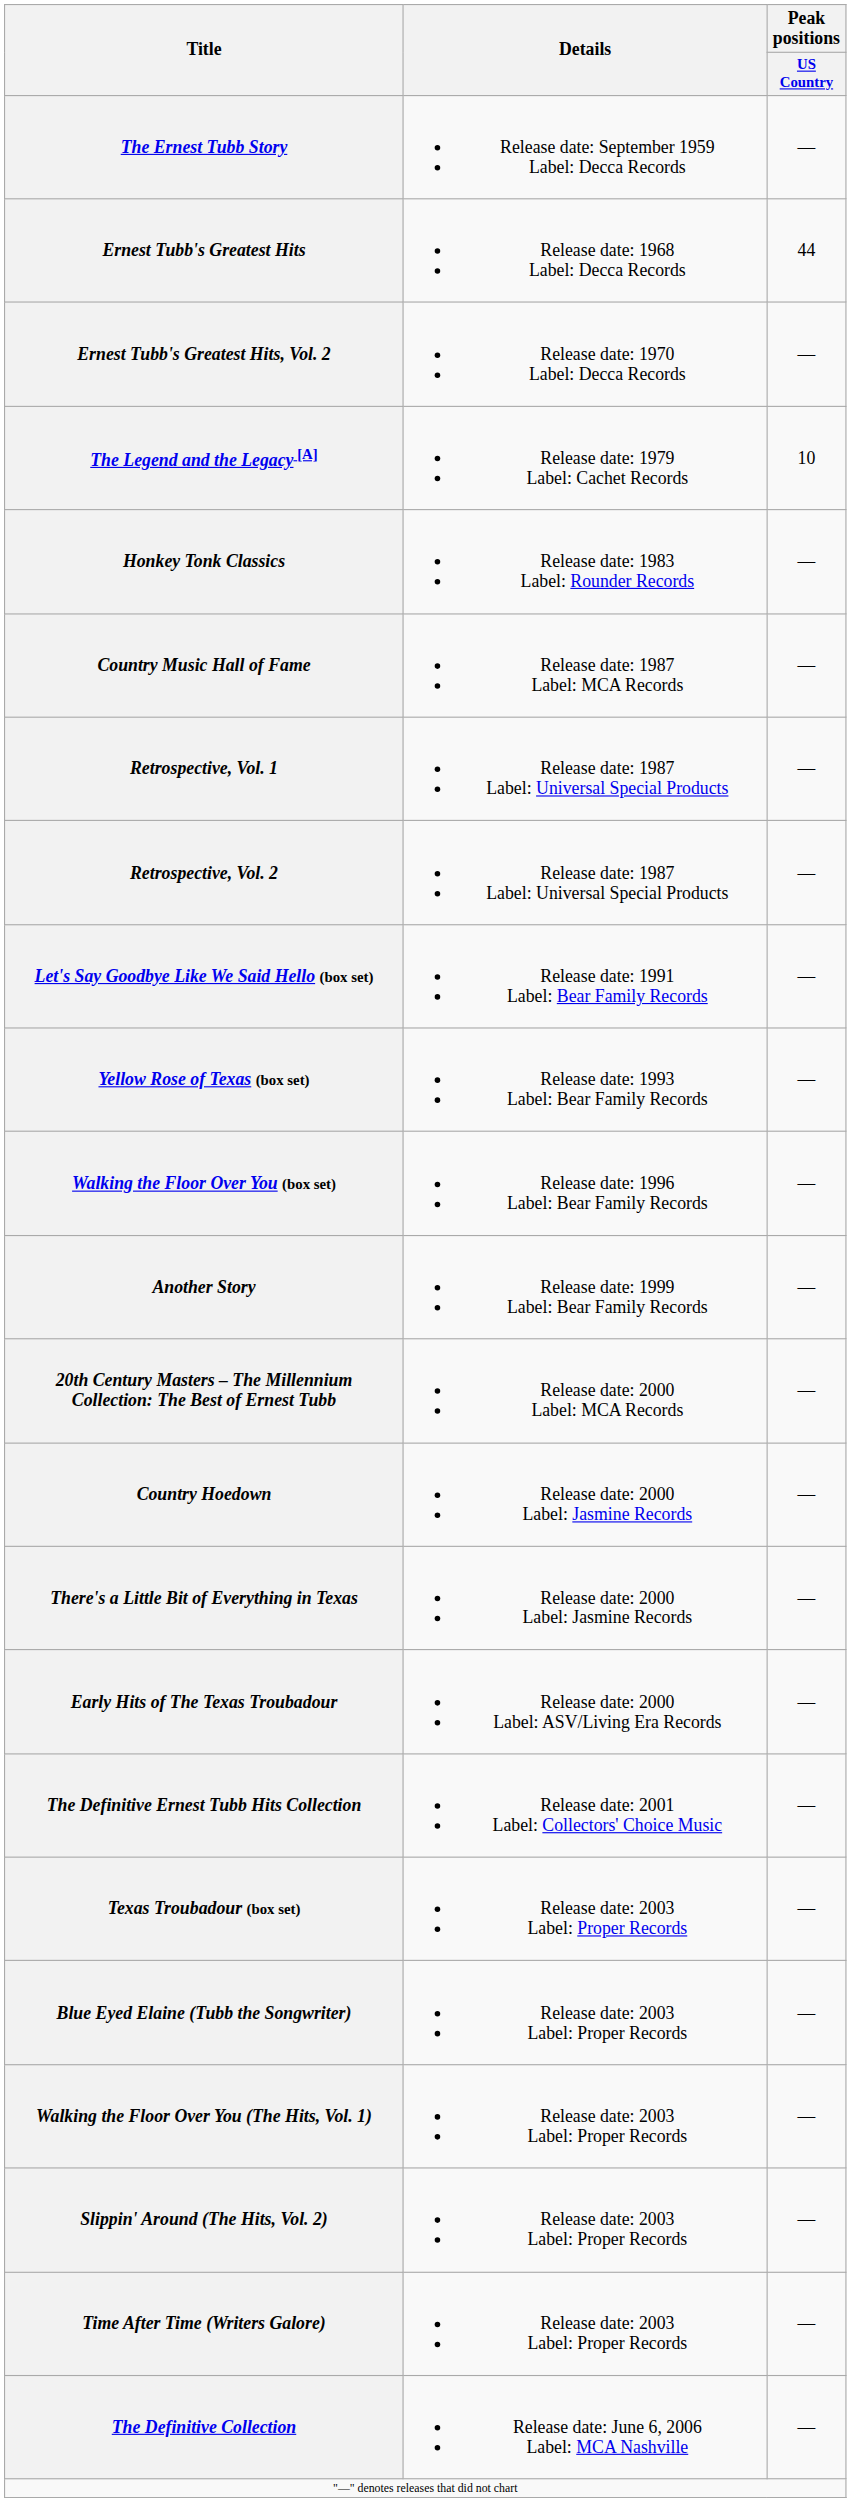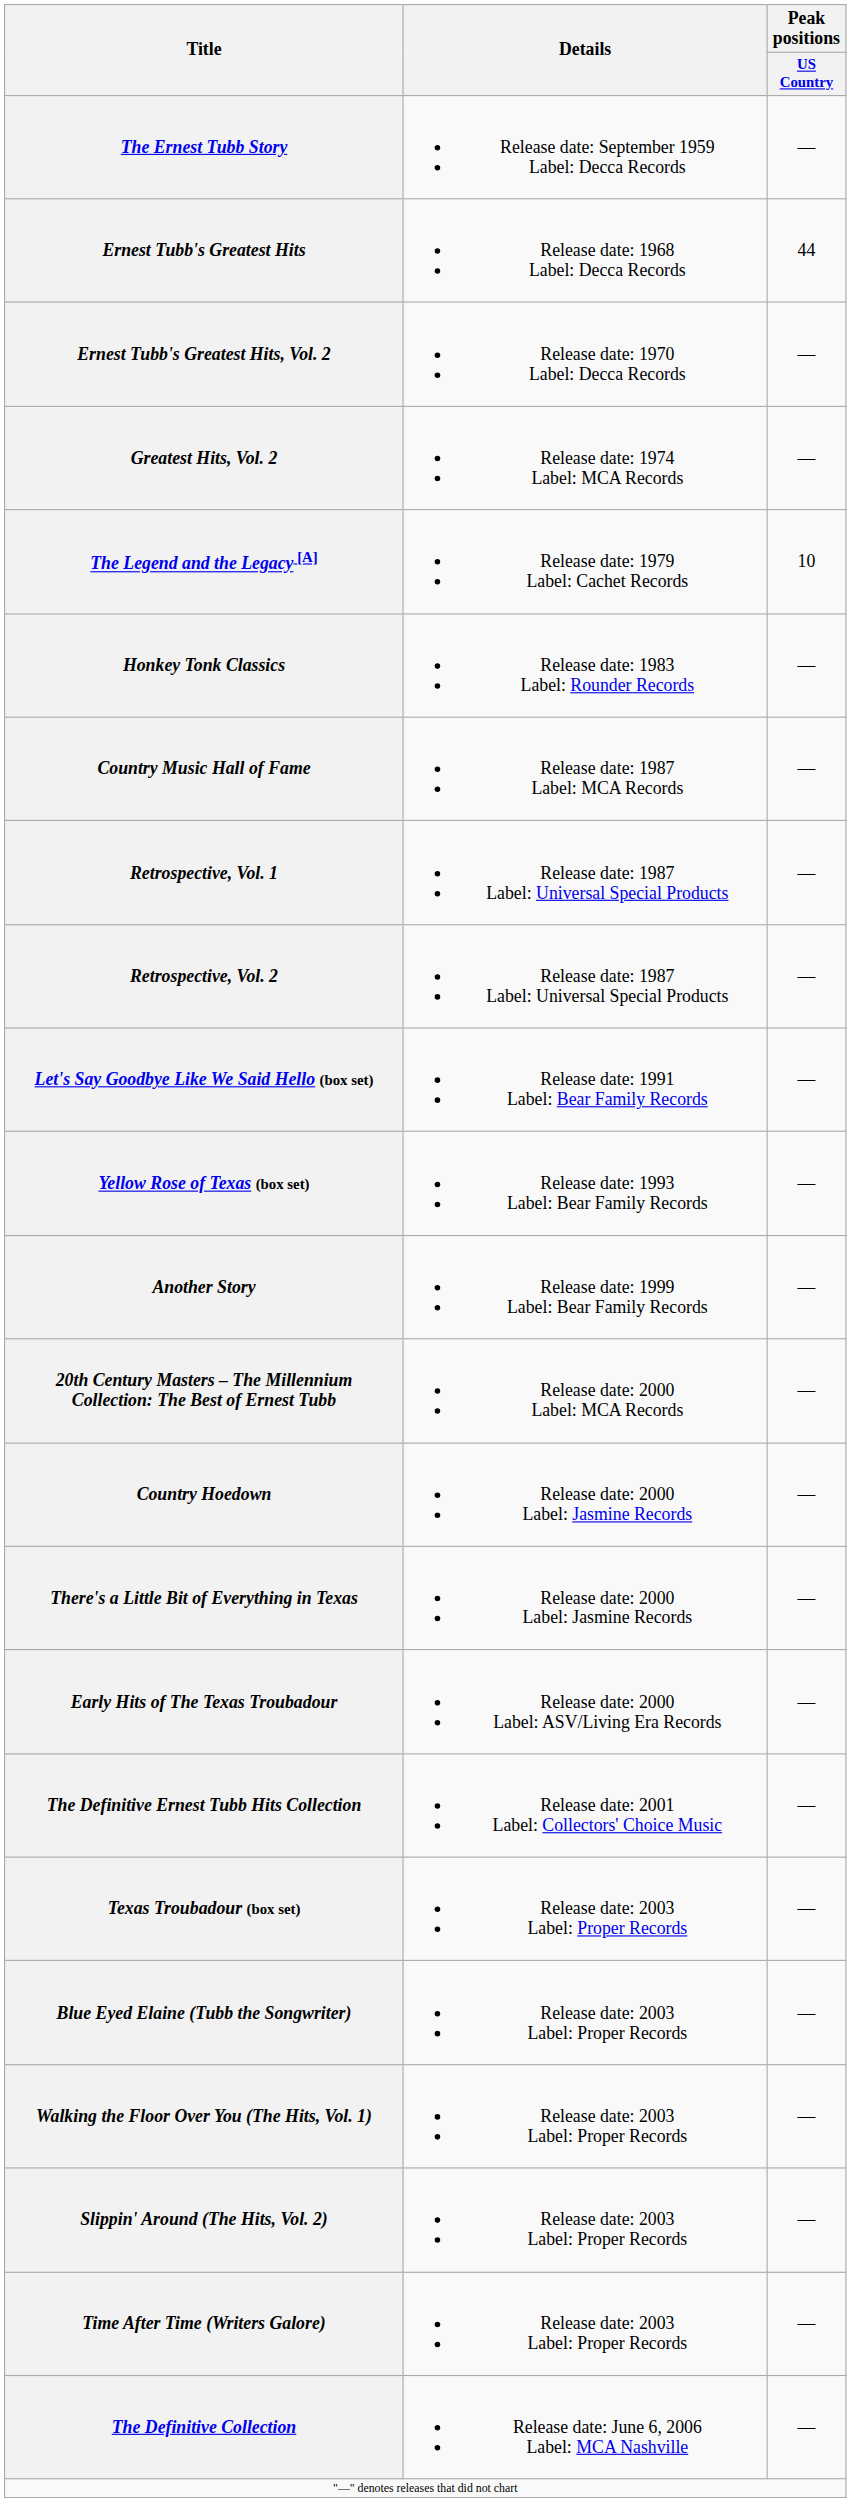+ row: (204, 457)
- row: (204, 1183)
